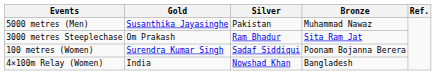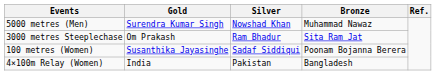(177, 24) Susanthika Jayasinghe -> (175, 24) Surendra Kumar Singh
(252, 24) Pakistan -> (261, 24) Nowshad Khan
(175, 50) Surendra Kumar Singh -> (177, 50) Susanthika Jayasinghe
(261, 63) Nowshad Khan -> (252, 63) Pakistan
